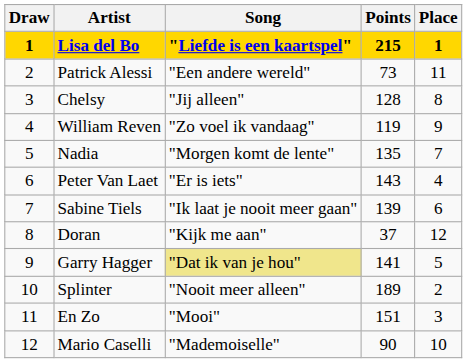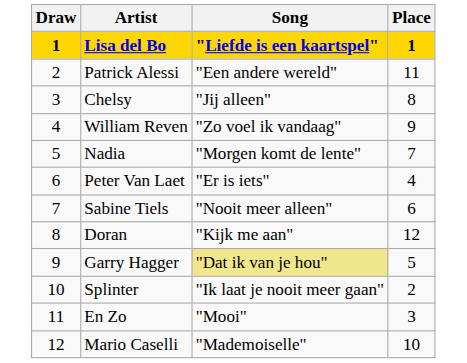- column: (388, 18)
(263, 208) "Ik laat je nooit meer gaan" -> (264, 208) "Nooit meer alleen"
(237, 289) "Nooit meer alleen" -> (290, 289) "Ik laat je nooit meer gaan"
